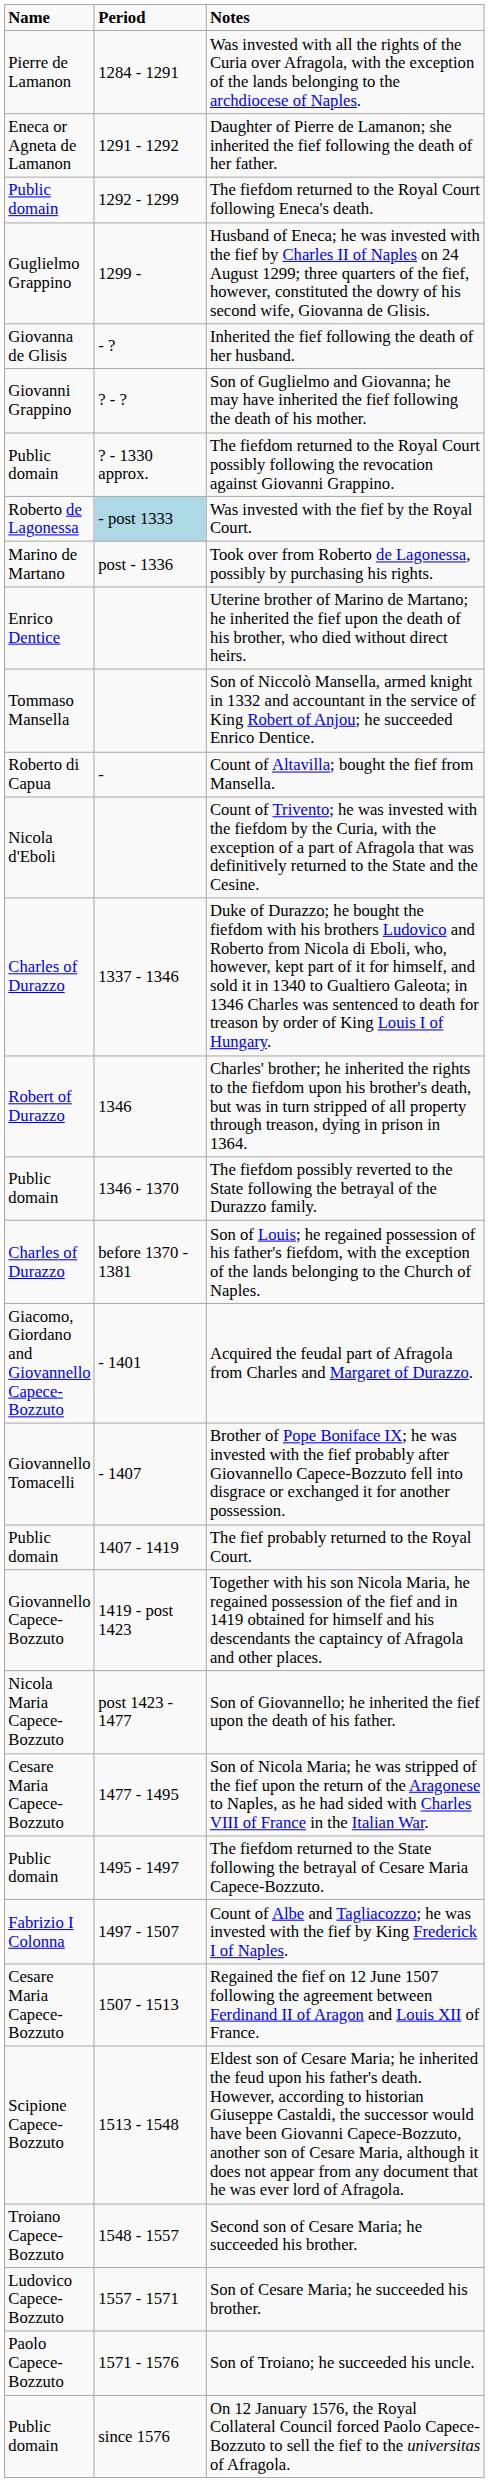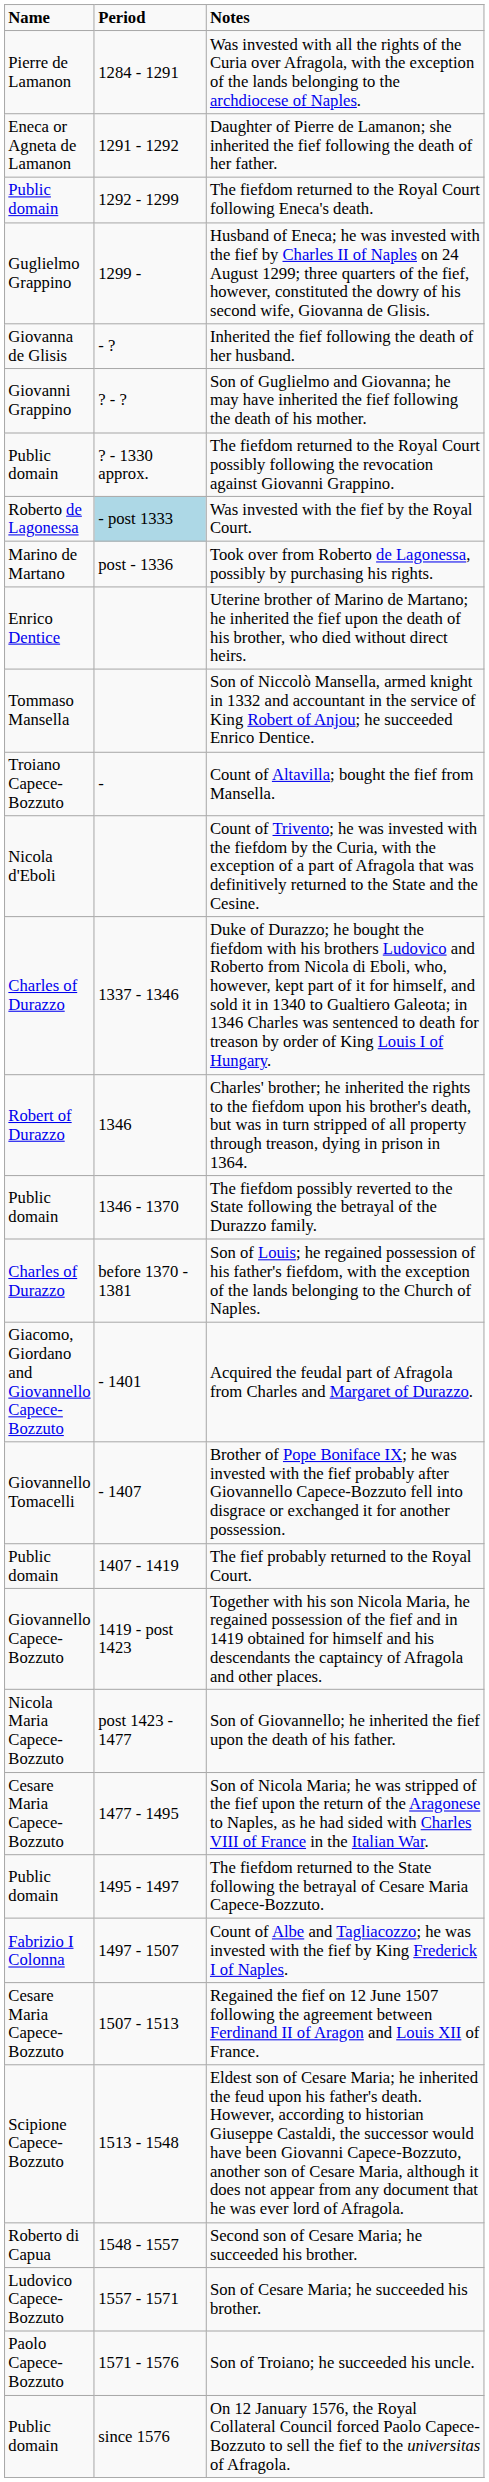(44, 774) Roberto di Capua -> (36, 783) Troiano Capece-Bozzuto
(36, 2235) Troiano Capece-Bozzuto -> (44, 2244) Roberto di Capua
